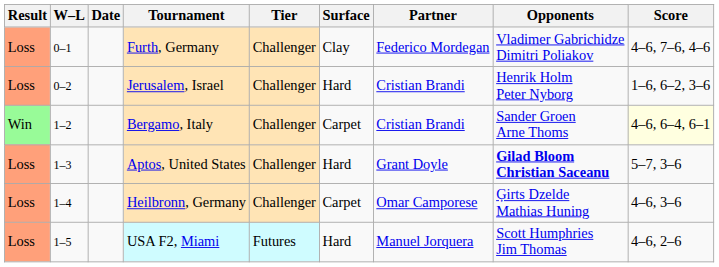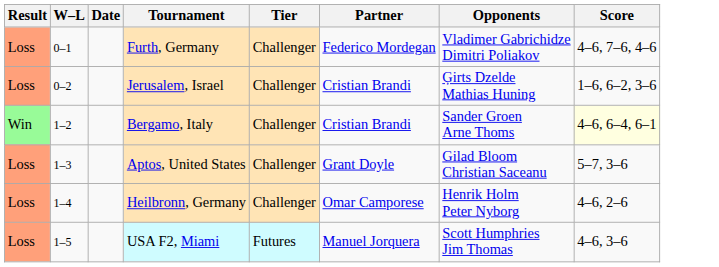- column: (346, 15)
(535, 85) Henrik Holm Peter Nyborg -> (489, 85) Ģirts Dzelde Mathias Huning
(553, 163) bold -> (494, 163) normal
(543, 203) Ģirts Dzelde Mathias Huning -> (481, 203) Henrik Holm Peter Nyborg
(656, 203) 4–6, 3–6 -> (602, 203) 4–6, 2–6
(656, 242) 4–6, 2–6 -> (602, 242) 4–6, 3–6
